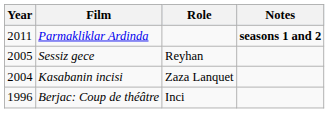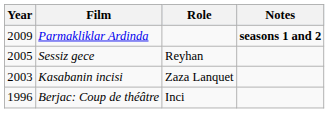(20, 35) 2011 -> (20, 35) 2009
(20, 77) 2004 -> (20, 77) 2003
